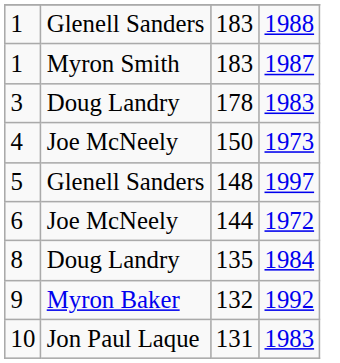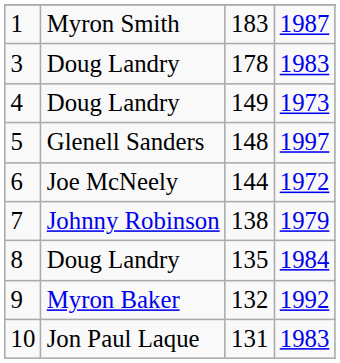- row: (17, 24)
(112, 142) Joe McNeely -> (113, 102) Doug Landry
(234, 142) 150 -> (250, 102) 149
+ row: (17, 220)
